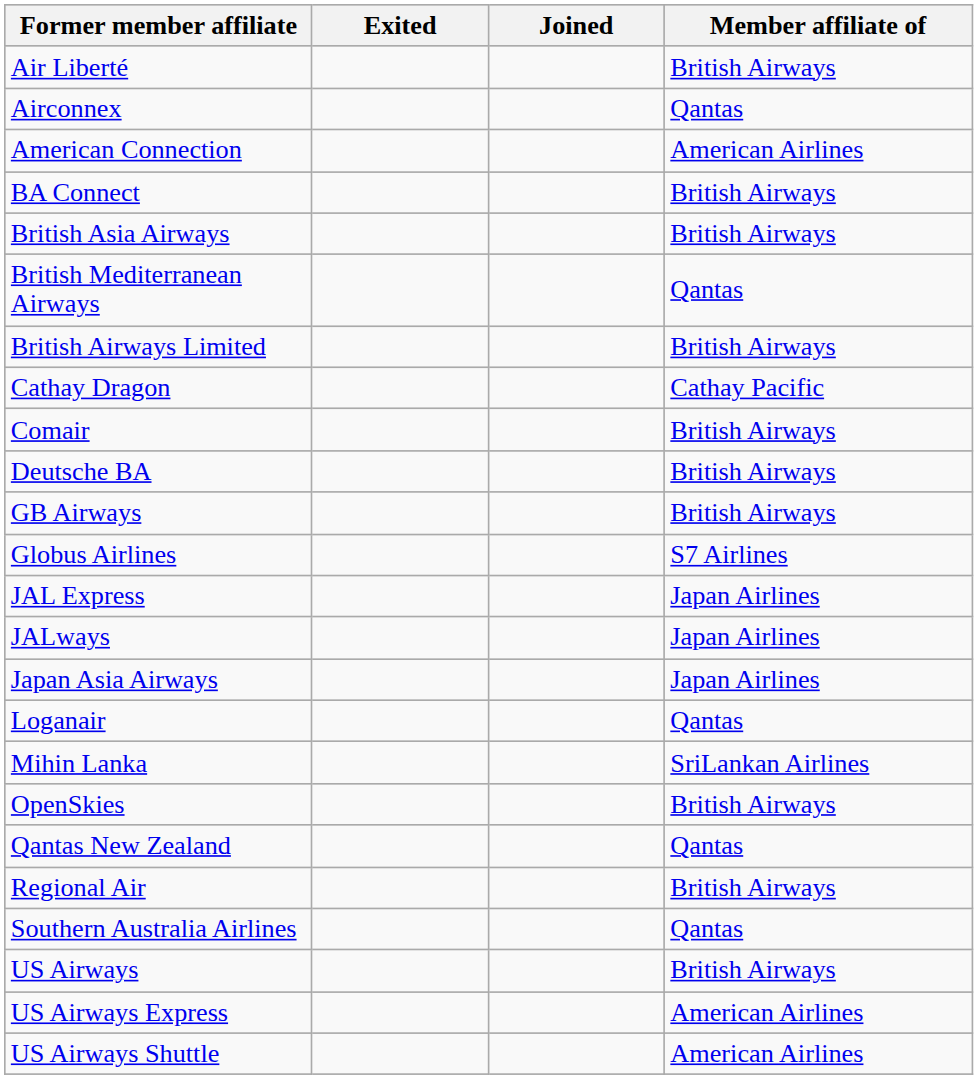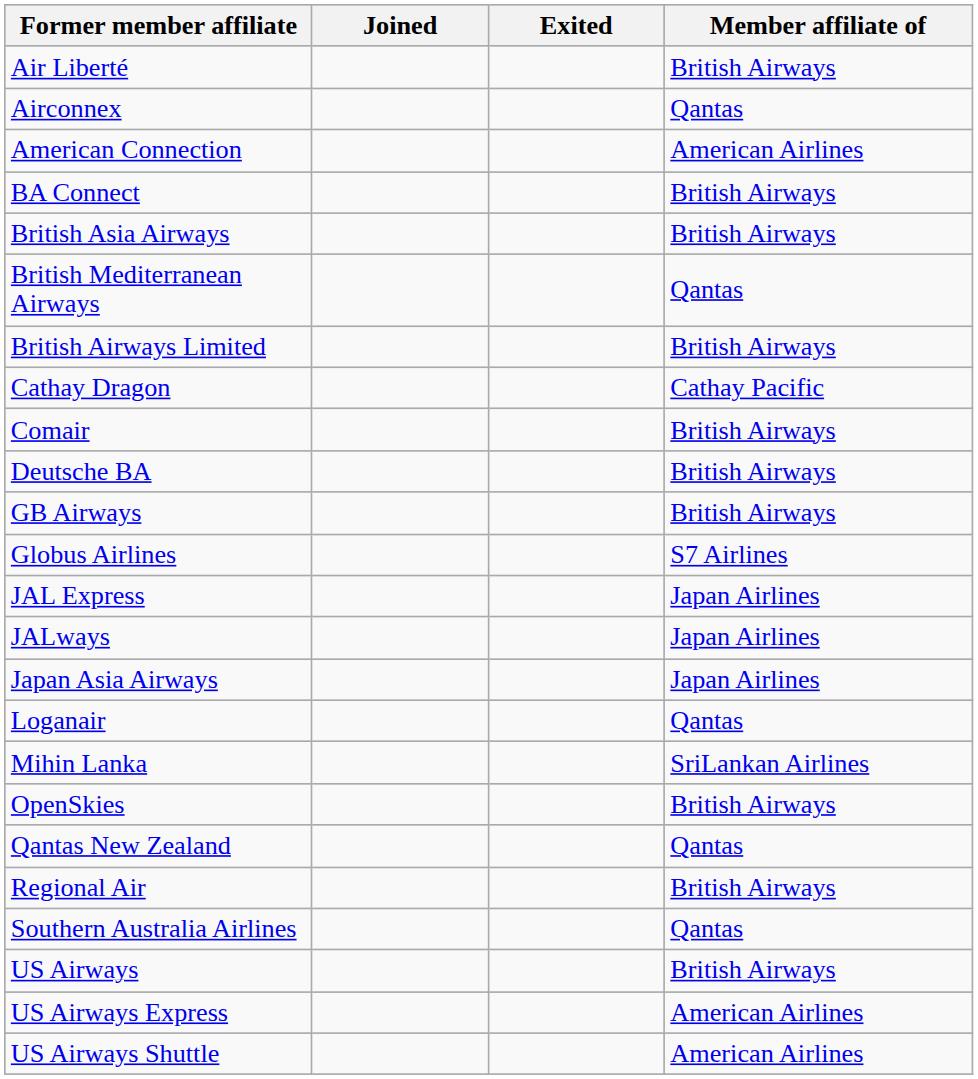columns swapped: (576, 25) <-> (400, 25)
